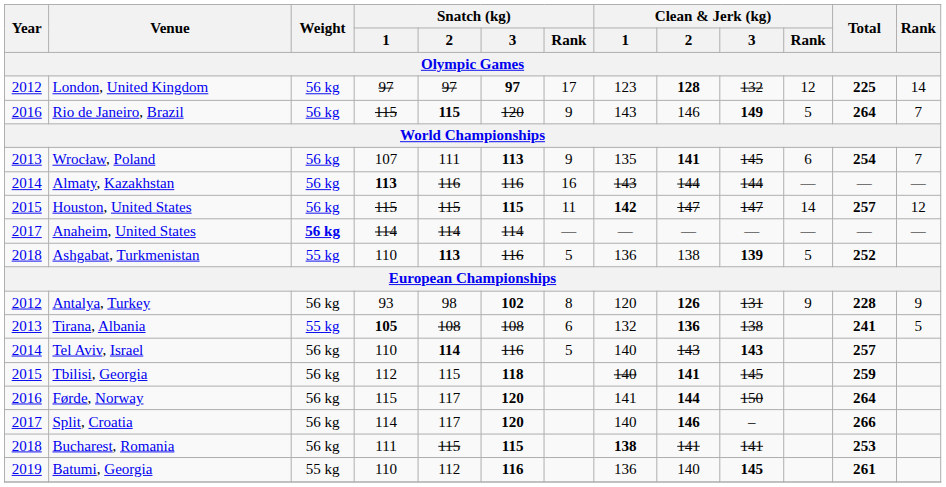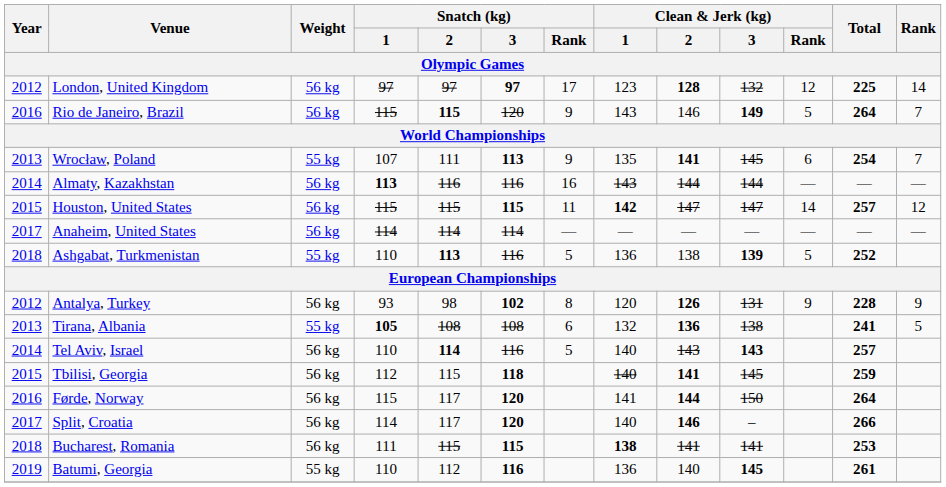(323, 159) 56 kg -> (323, 159) 55 kg
(323, 231) bold -> (323, 231) normal
